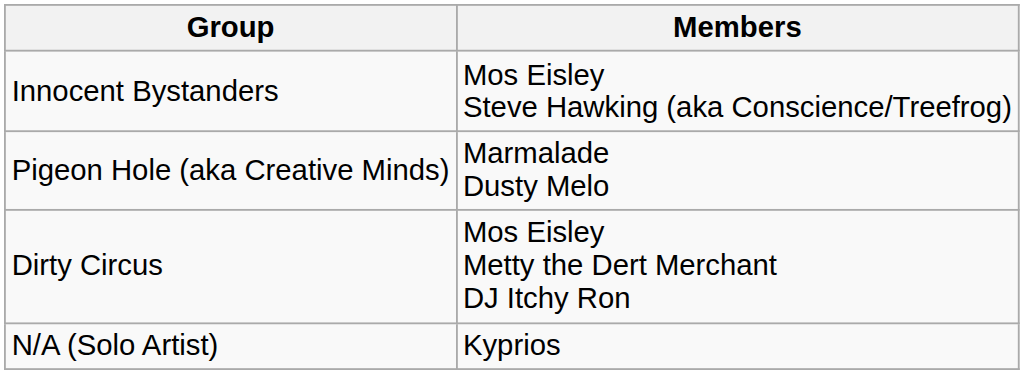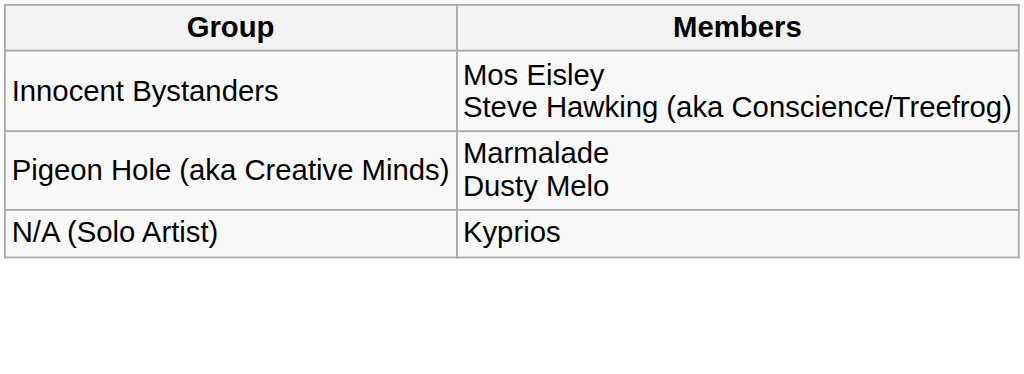- row: (87, 265)
